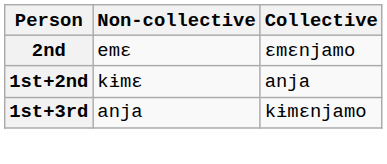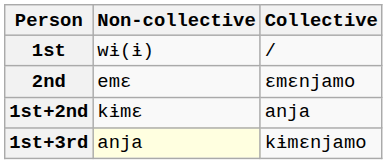+ row: (49, 51)
(120, 112) no background -> (120, 143) lightyellow background
